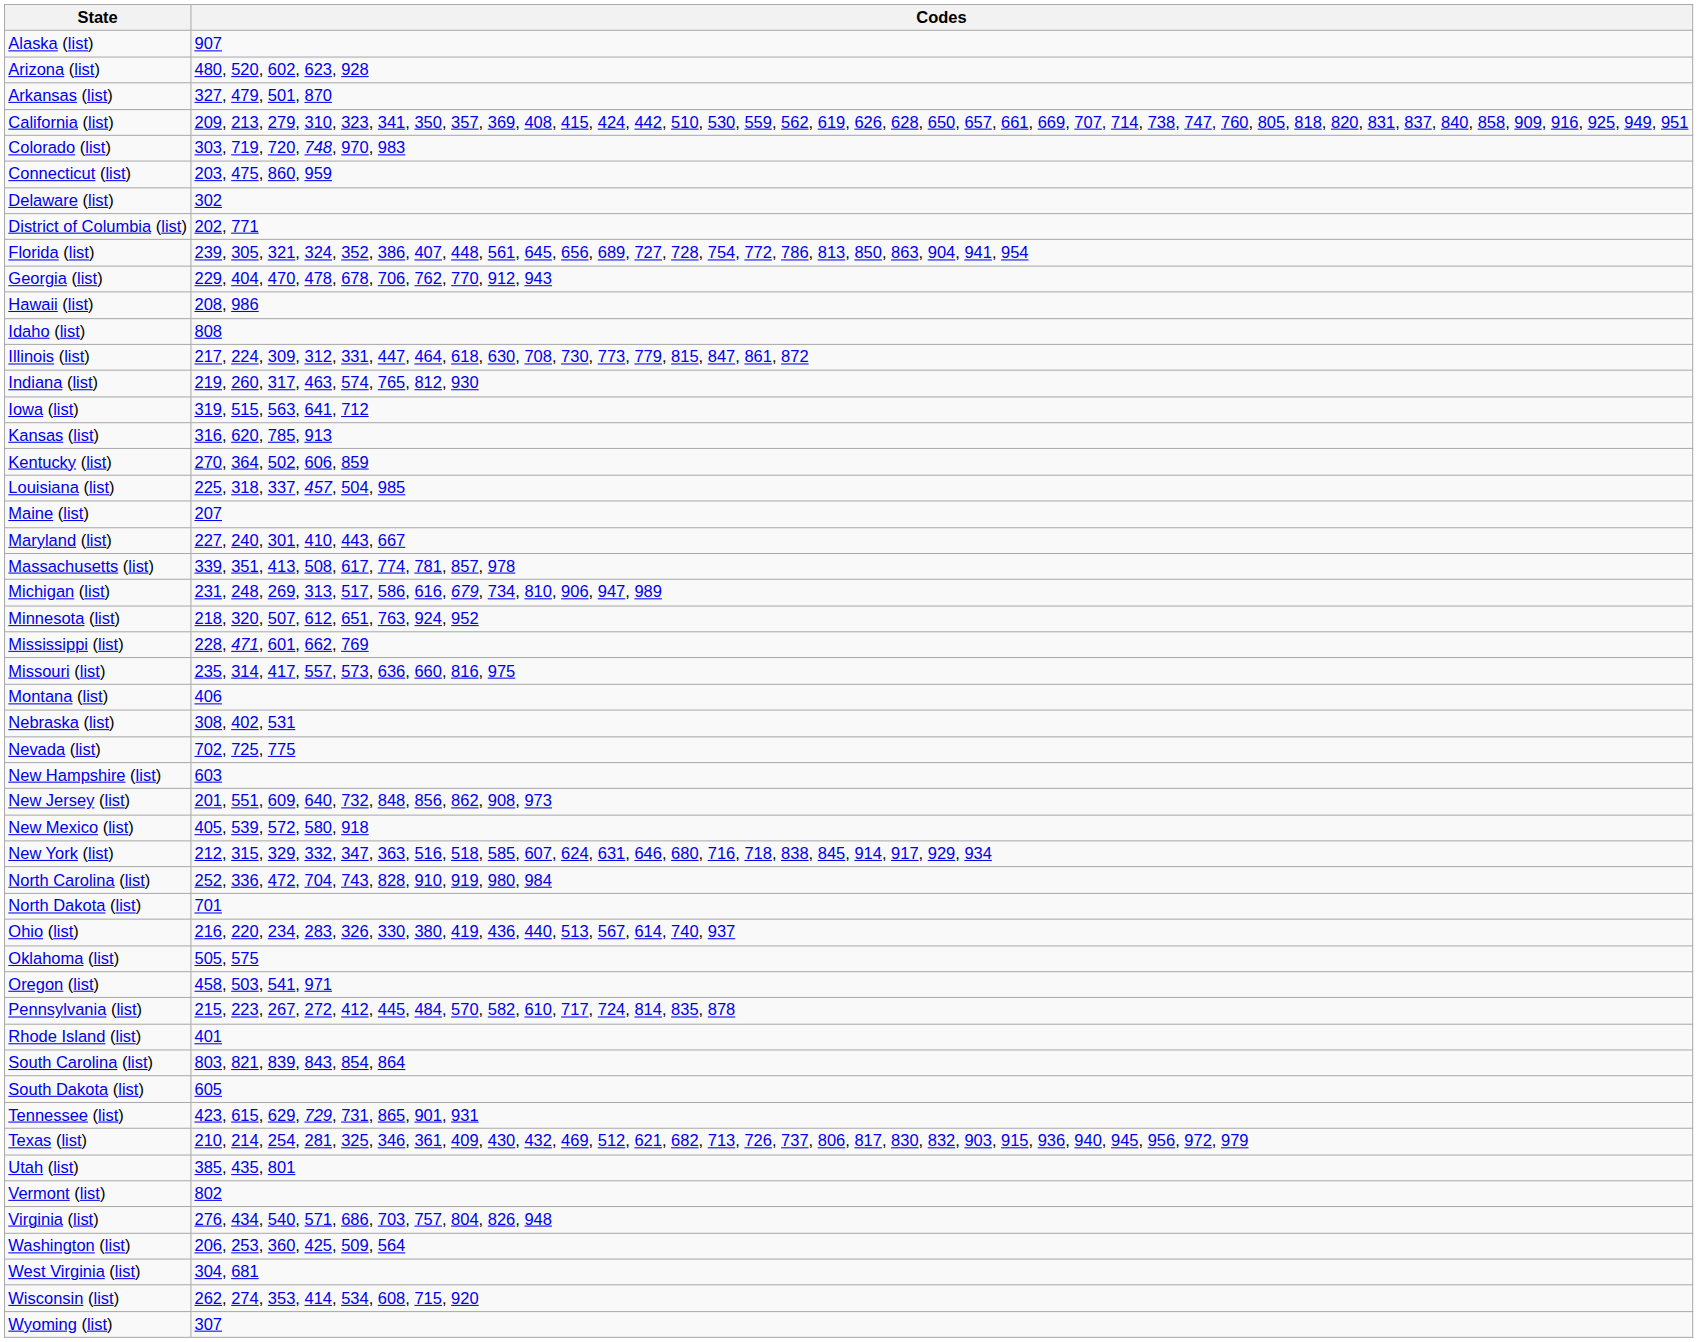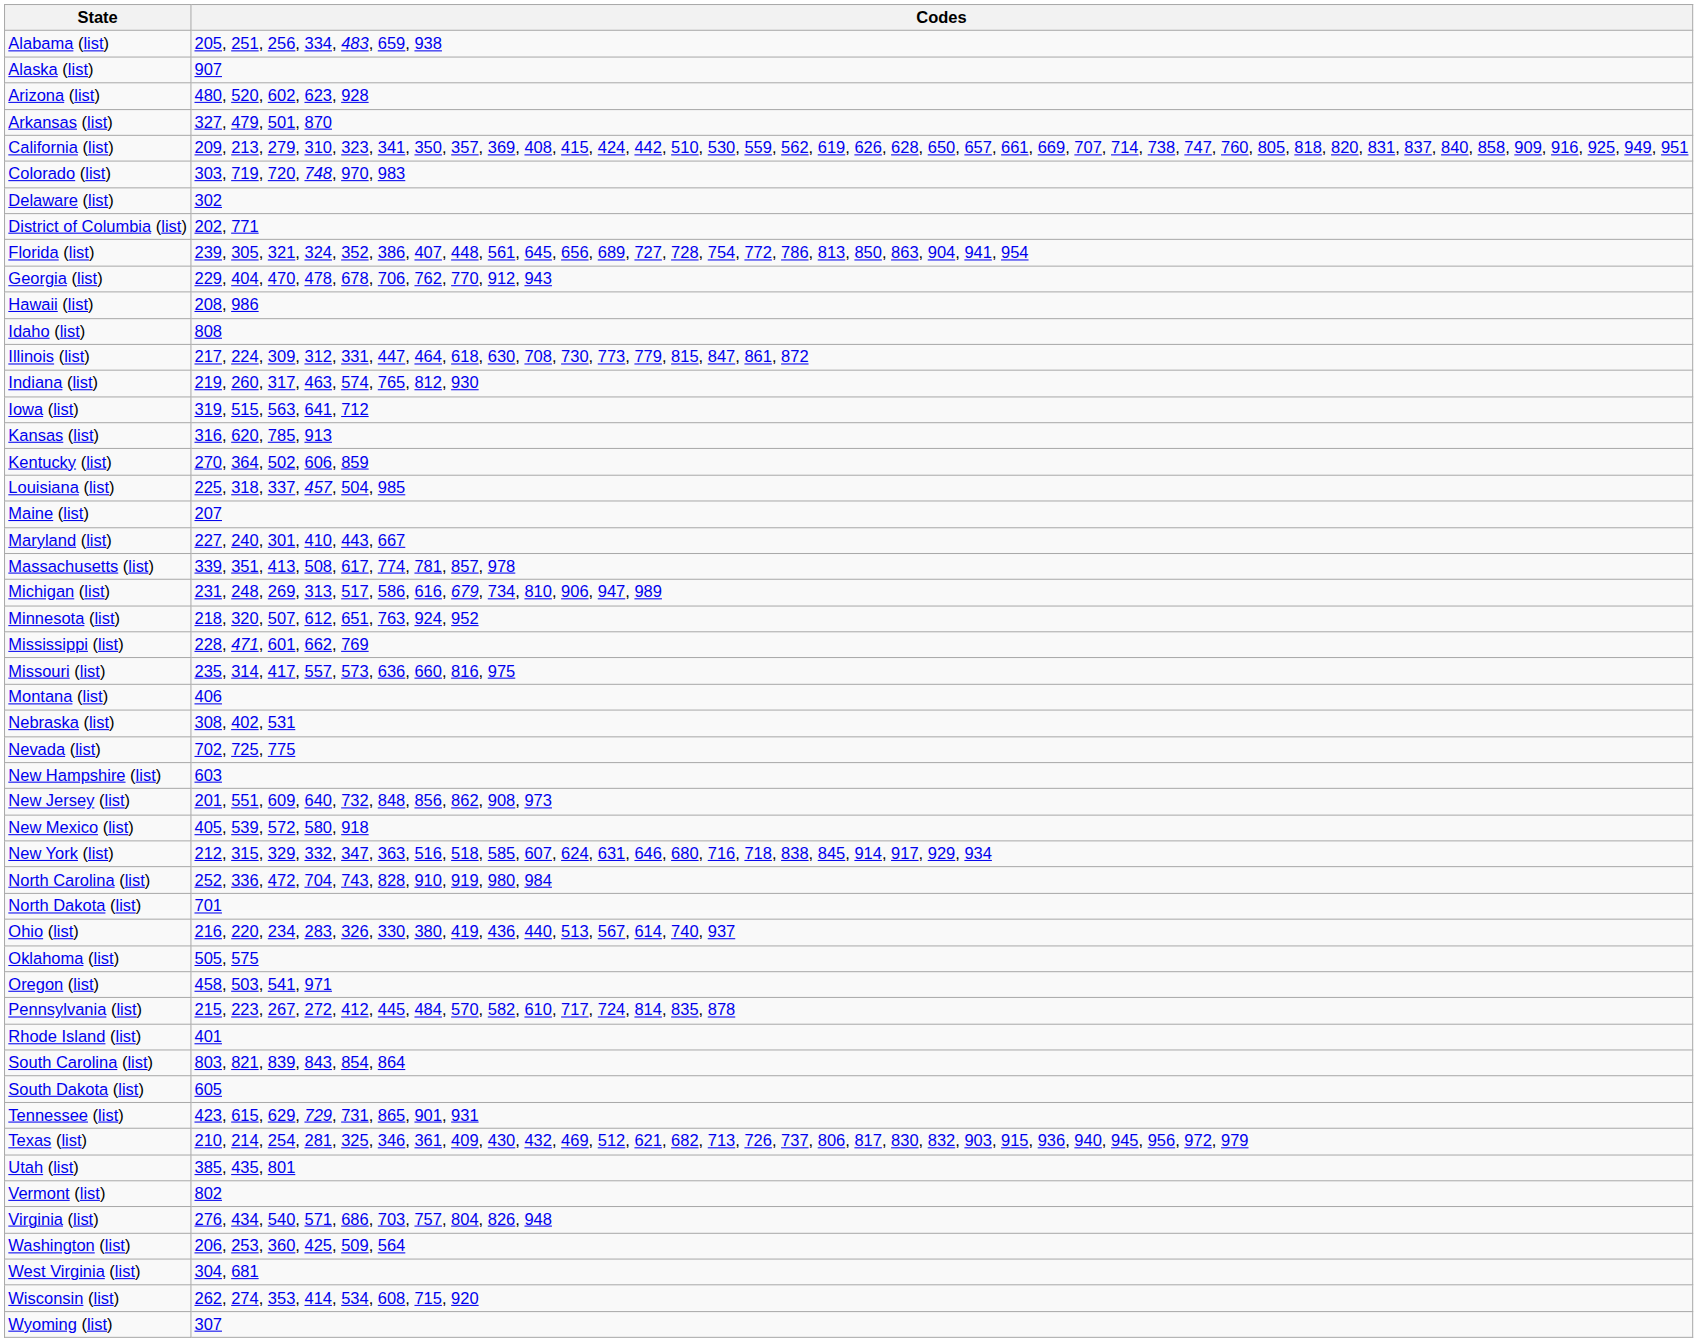+ row: (59, 43)
- row: (70, 174)
